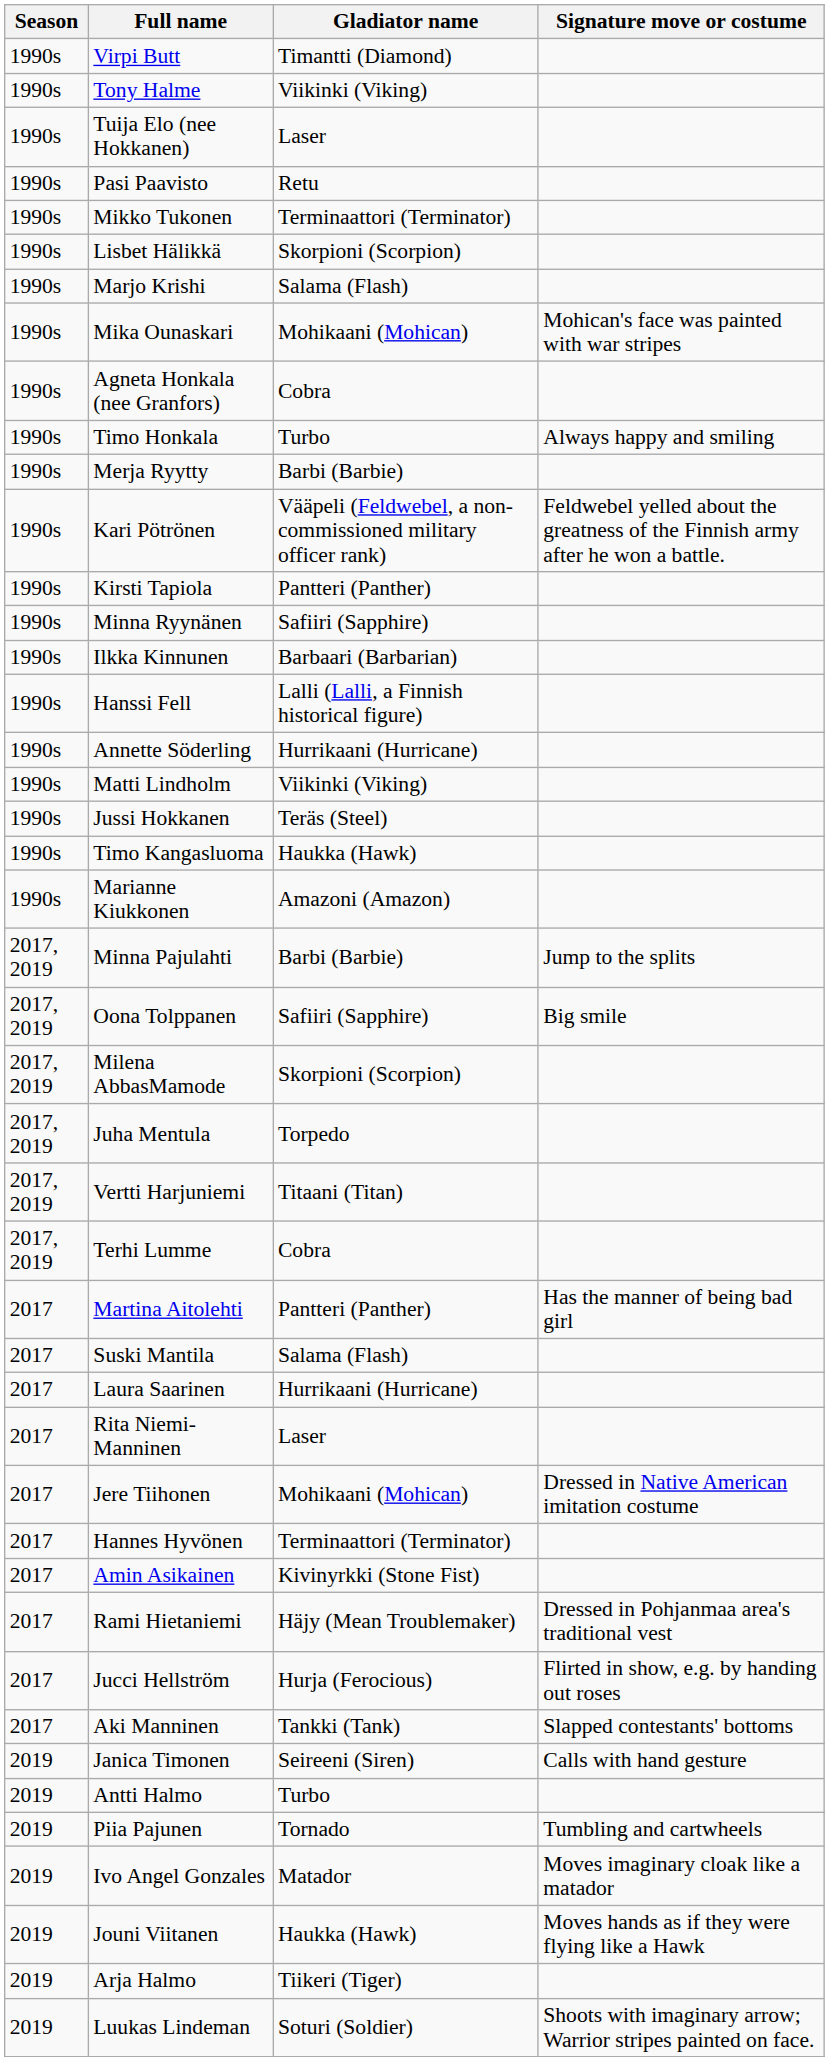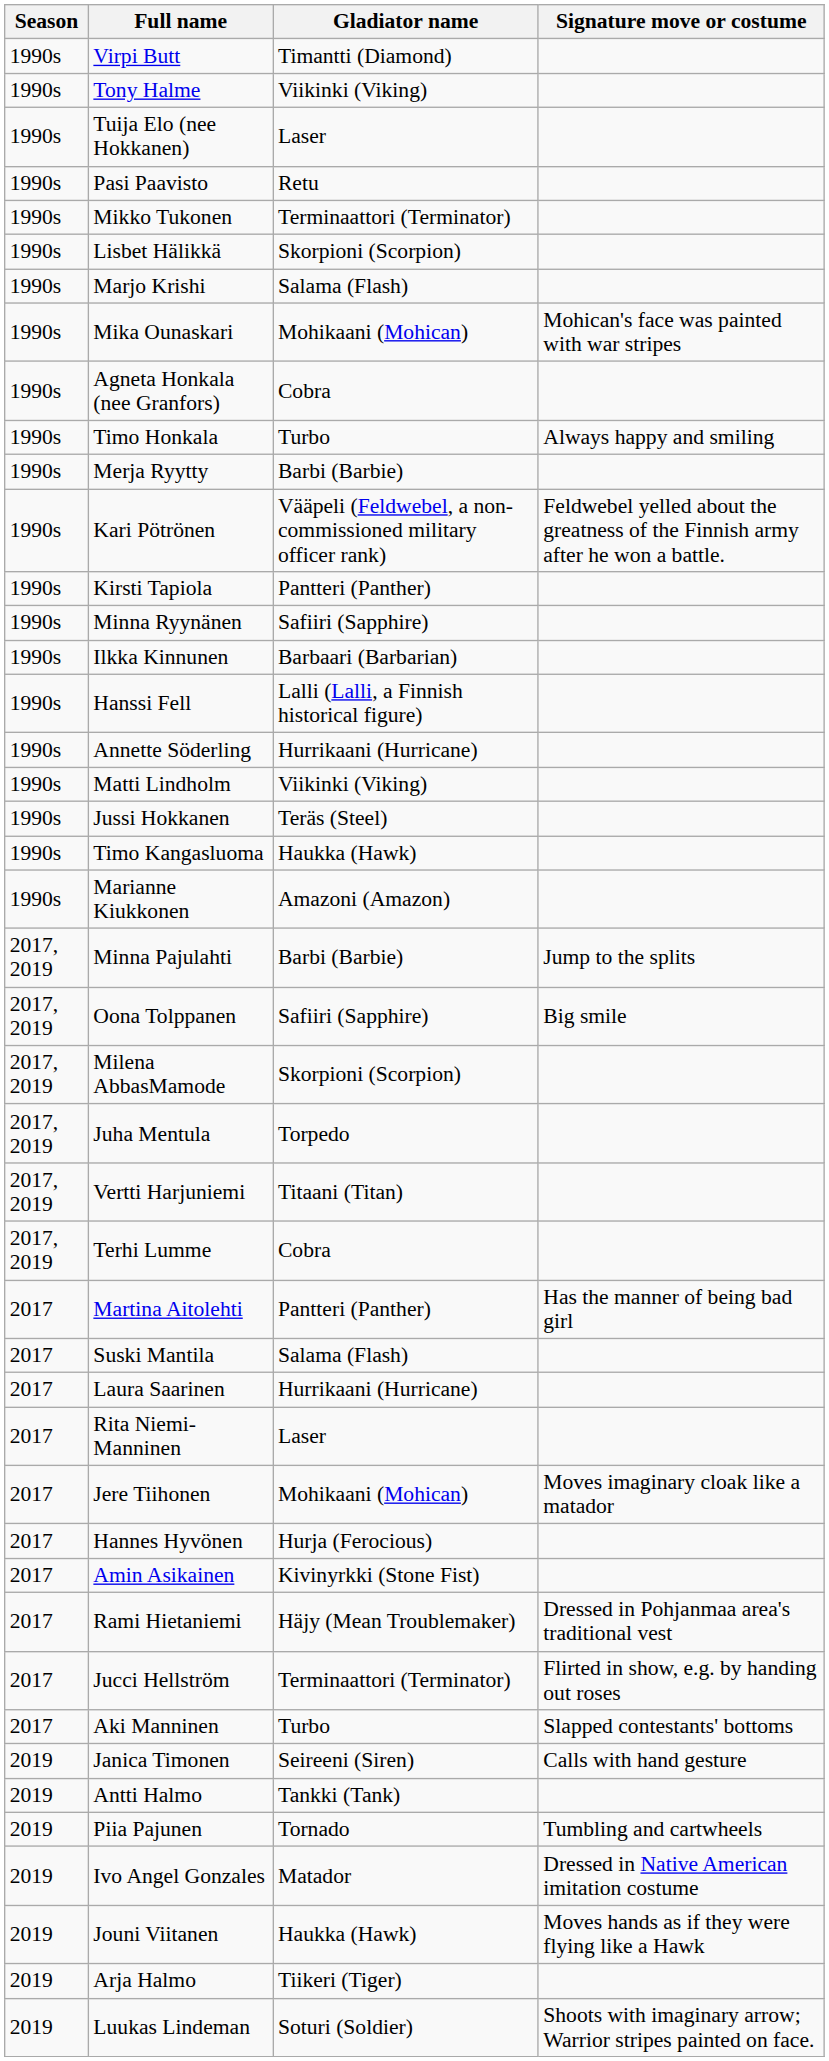(665, 1494) Dressed in Native American imitation costume -> (672, 1494) Moves imaginary cloak like a matador
(394, 1540) Terminaattori (Terminator) -> (355, 1540) Hurja (Ferocious)
(355, 1680) Hurja (Ferocious) -> (394, 1680) Terminaattori (Terminator)
(339, 1726) Tankki (Tank) -> (304, 1726) Turbo
(304, 1795) Turbo -> (339, 1795) Tankki (Tank)
(672, 1875) Moves imaginary cloak like a matador -> (665, 1875) Dressed in Native American imitation costume
